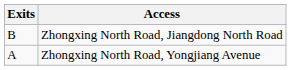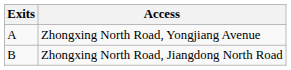rows swapped: (151, 55) <-> (162, 34)
